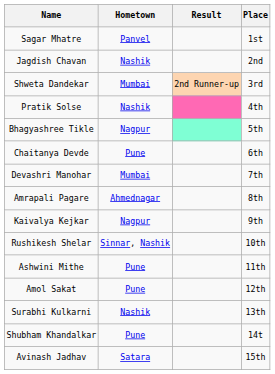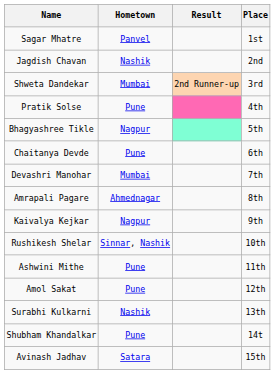(135, 107) Nashik -> (135, 107) Pune
